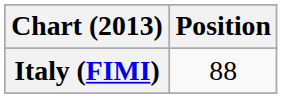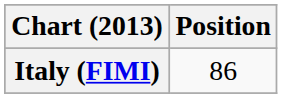(223, 70) 88 -> (223, 70) 86
